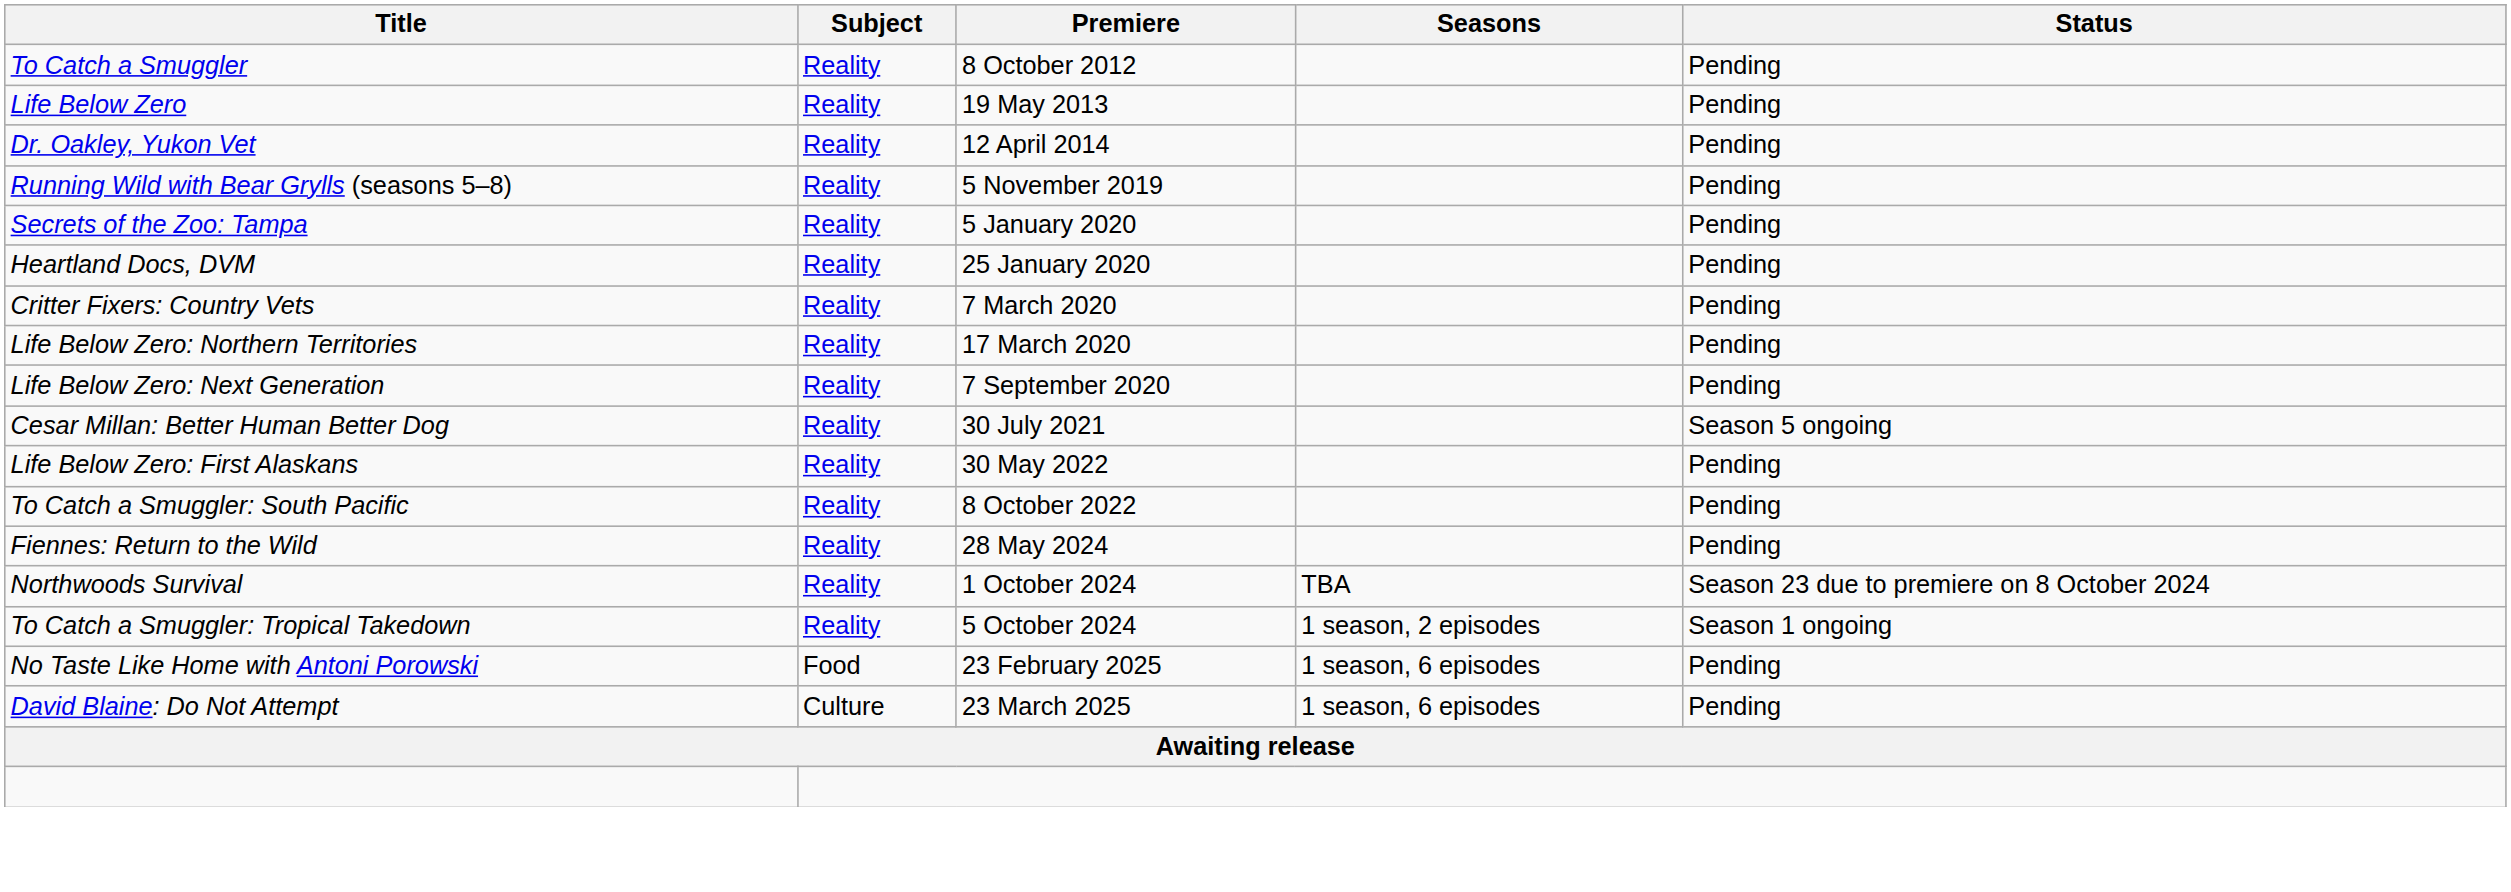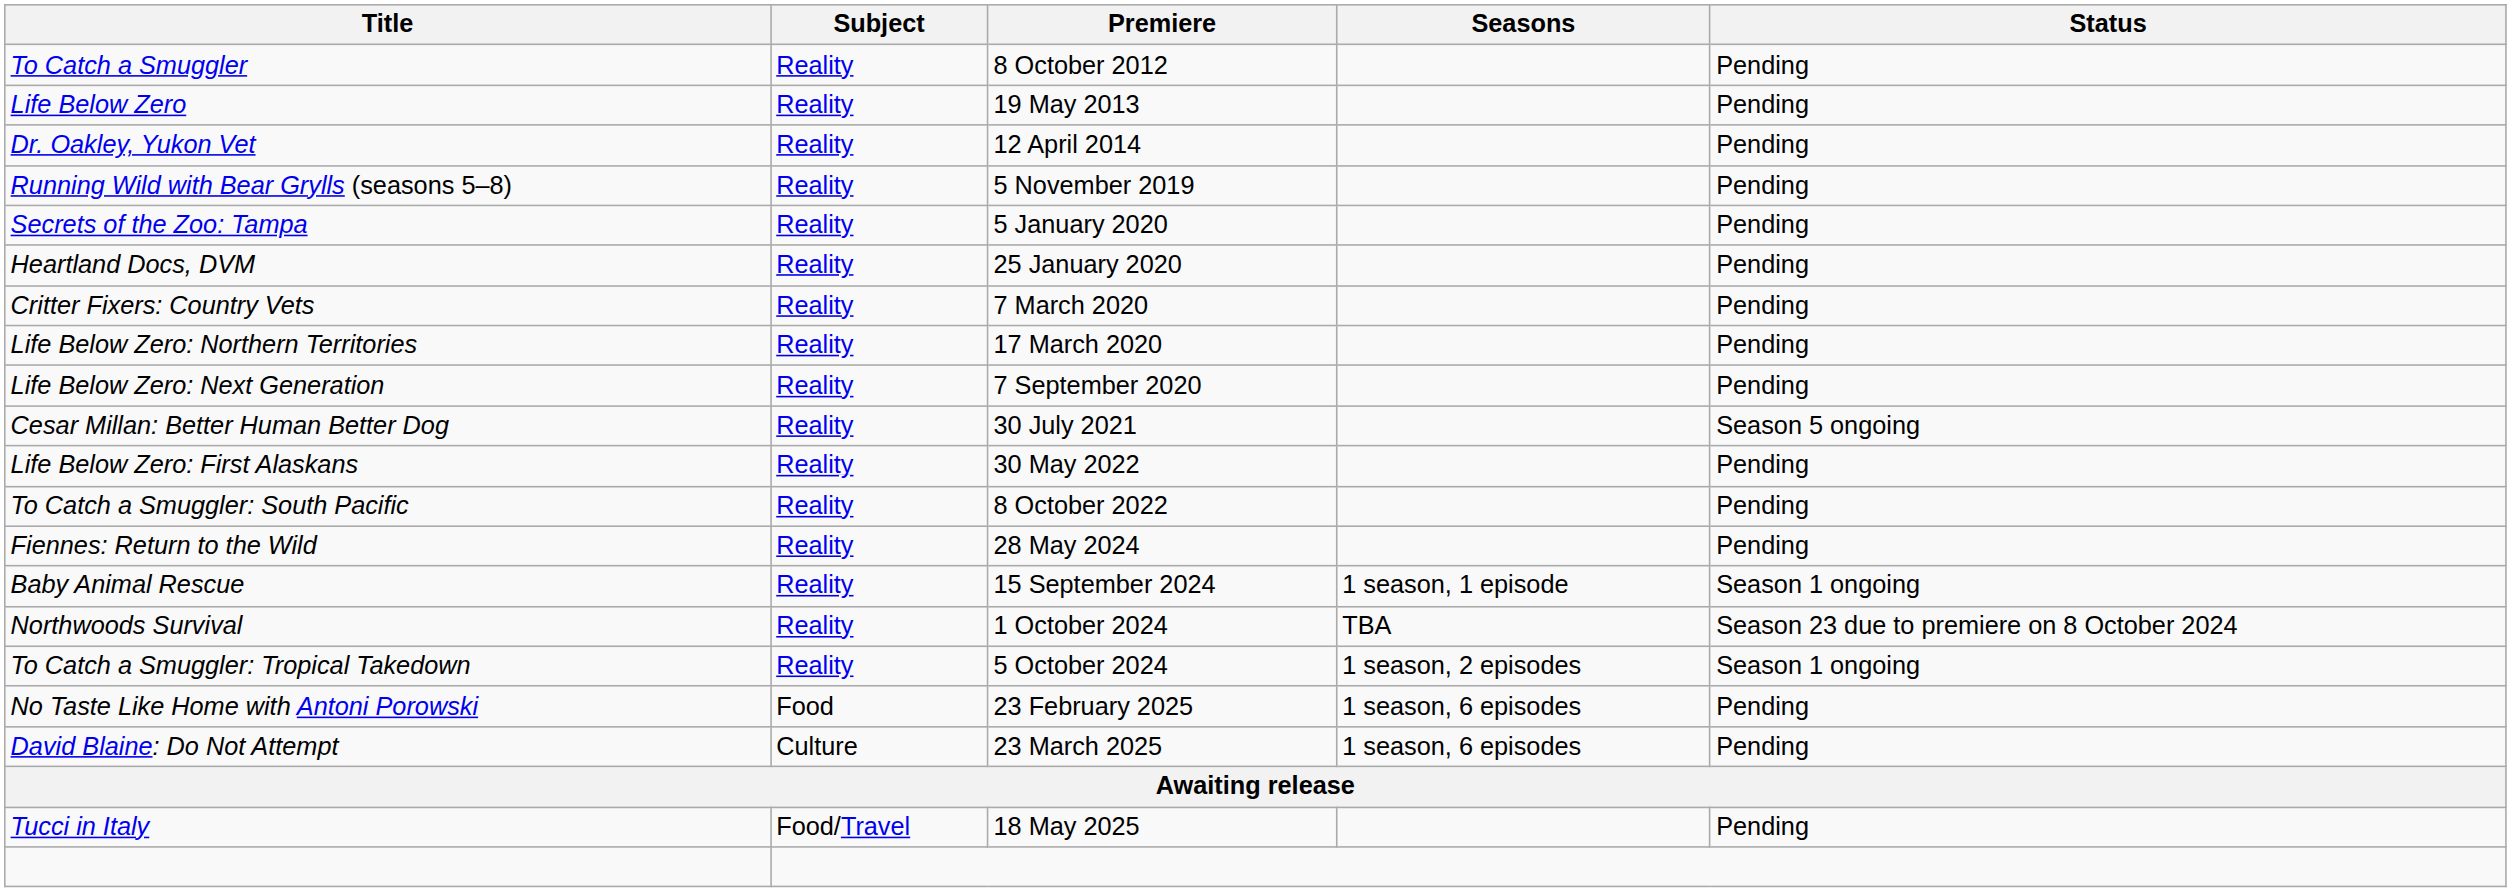+ row: (127, 585)
+ row: (80, 826)
